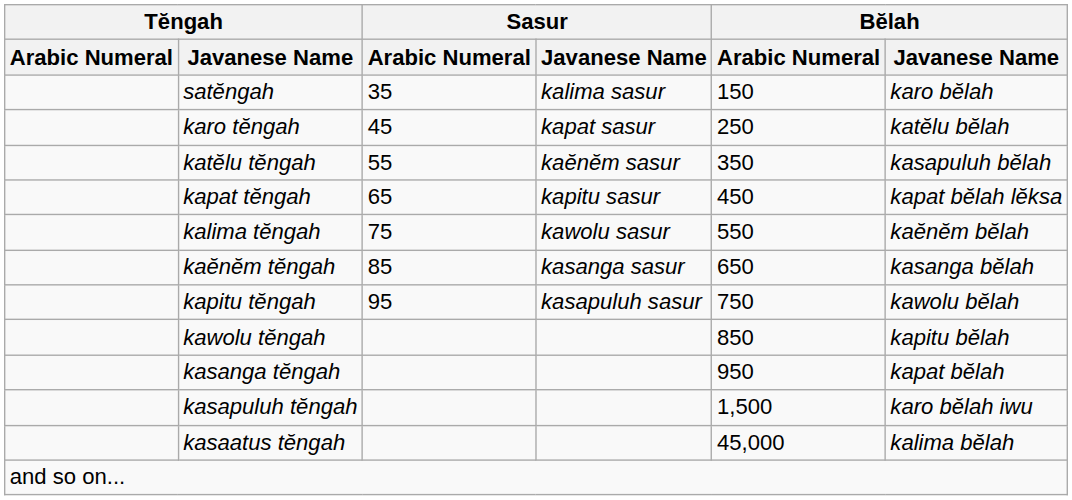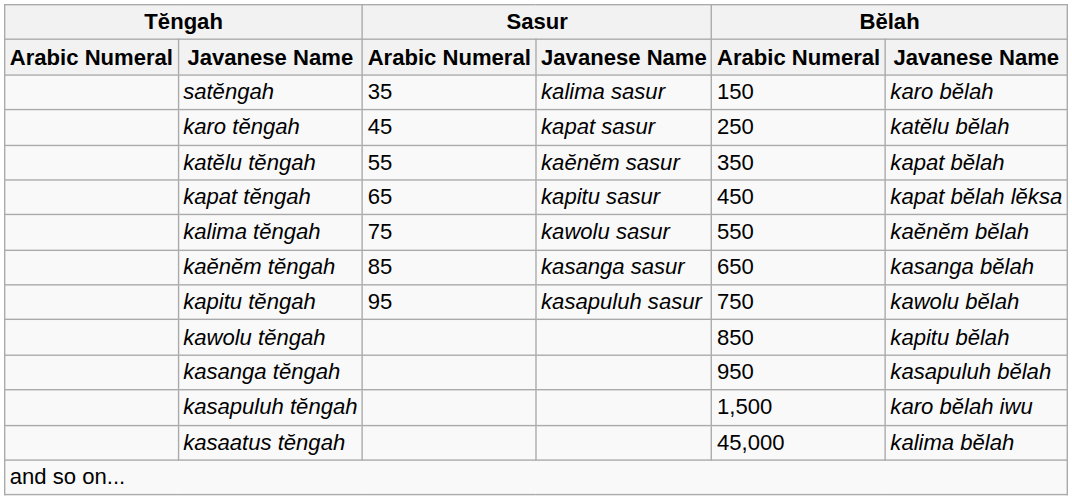(971, 162) kasapuluh bĕlah -> (947, 162) kapat bĕlah
(947, 372) kapat bĕlah -> (971, 372) kasapuluh bĕlah
